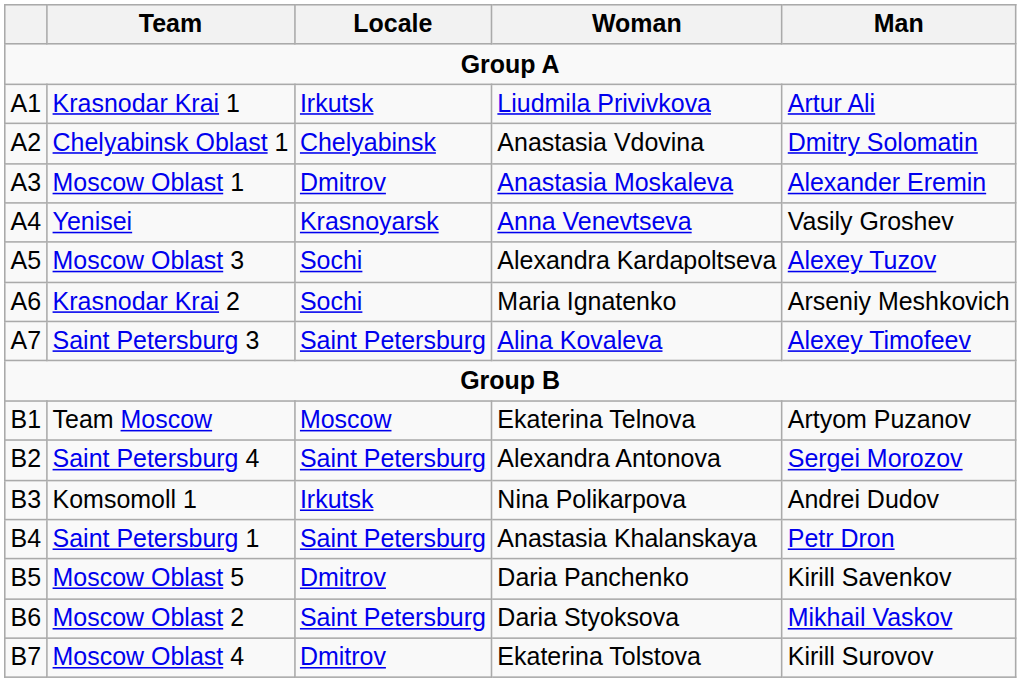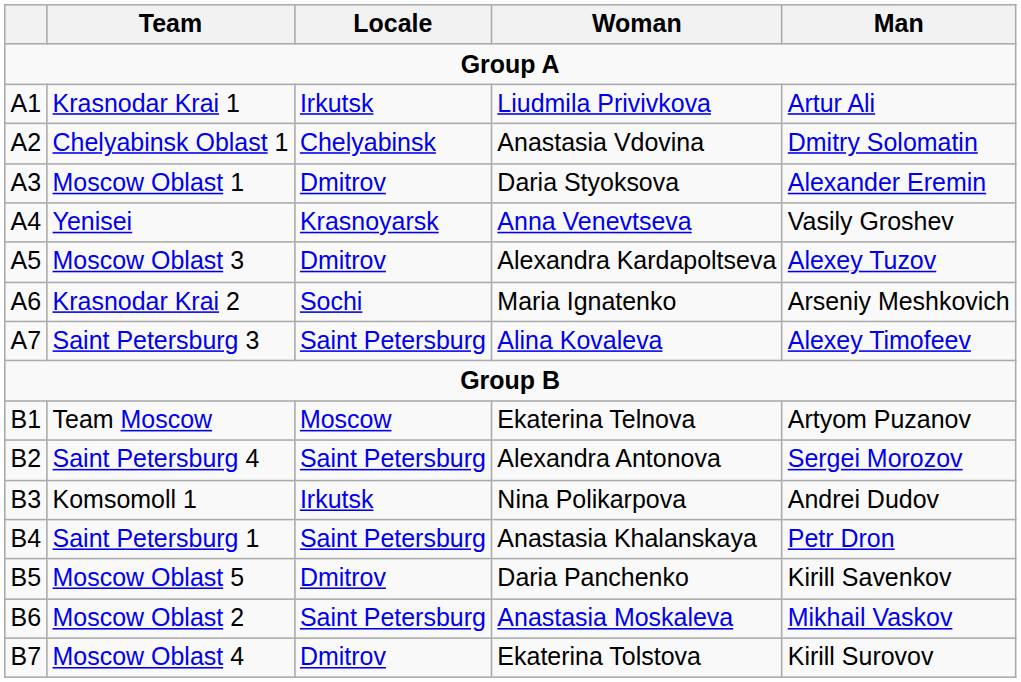(615, 182) Anastasia Moskaleva -> (588, 182) Daria Styoksova
(331, 261) Sochi -> (343, 261) Dmitrov
(588, 618) Daria Styoksova -> (615, 618) Anastasia Moskaleva
